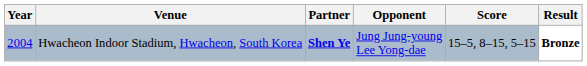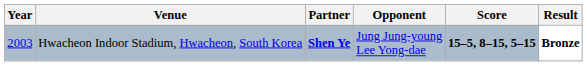(20, 43) 2004 -> (20, 43) 2003
(492, 43) normal -> (492, 43) bold
